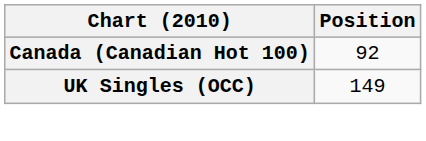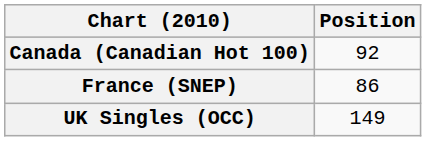+ row: (160, 86)
